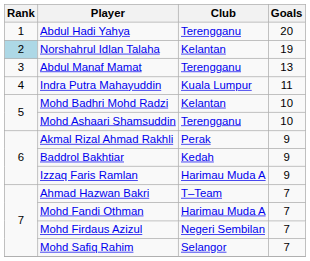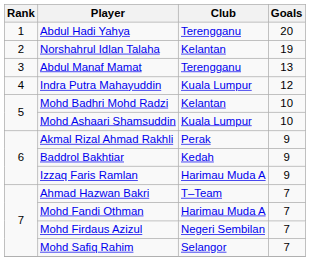(21, 49) lightblue background -> (21, 49) no background
(287, 85) 11 -> (287, 85) 12
(211, 121) Terengganu -> (216, 121) Kuala Lumpur
